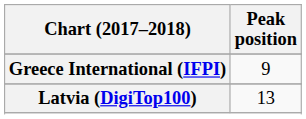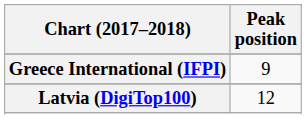(266, 98) 13 -> (266, 98) 12
